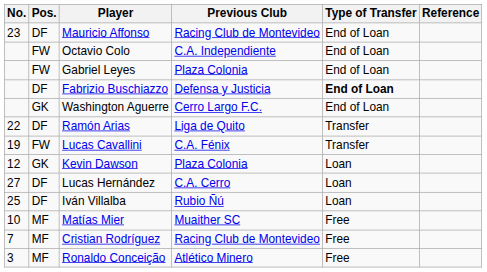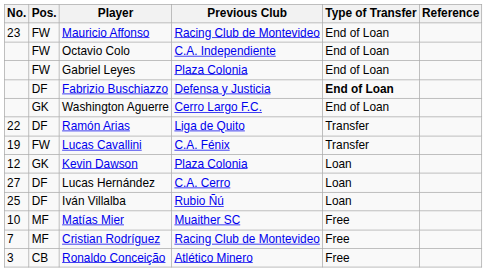(40, 32) DF -> (41, 32) FW
(40, 257) MF -> (40, 257) CB
